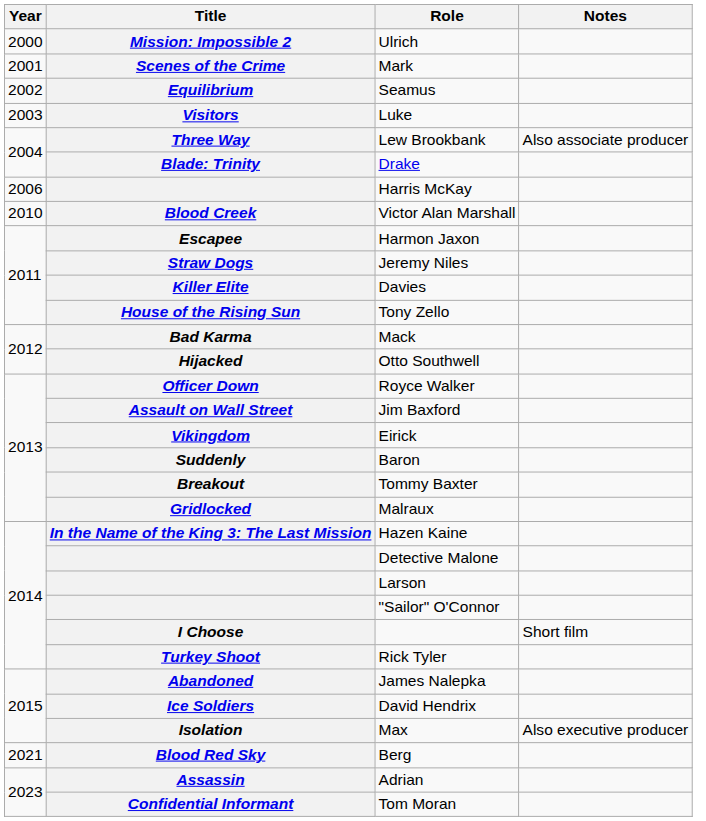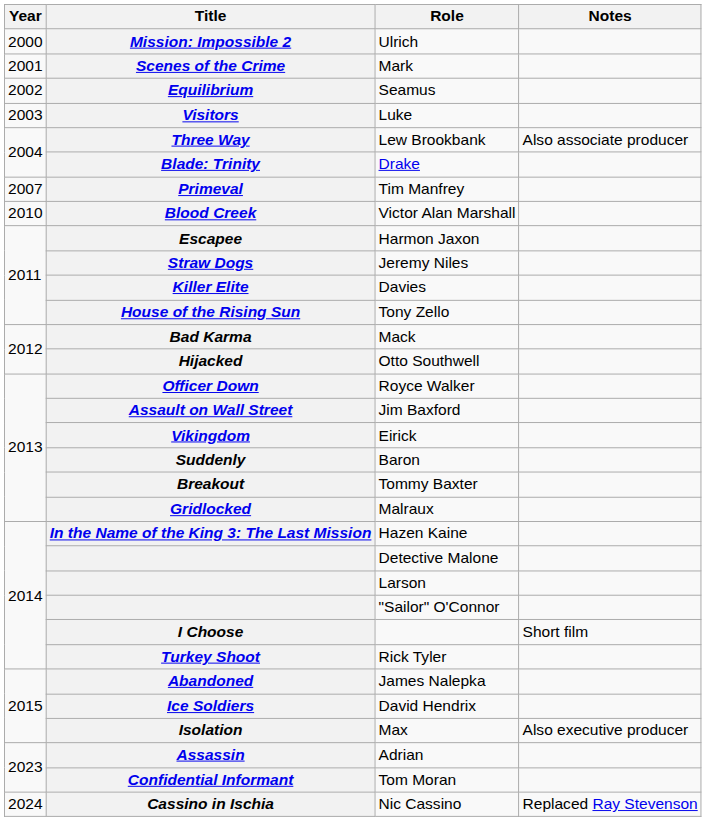- row: (425, 189)
+ row: (421, 189)
- row: (395, 755)
+ row: (420, 804)
